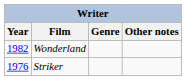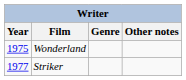(18, 49) 1982 -> (18, 49) 1975
(18, 67) 1976 -> (18, 67) 1977
